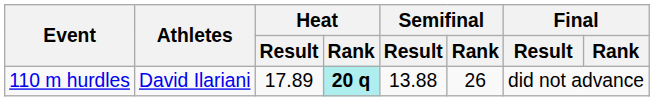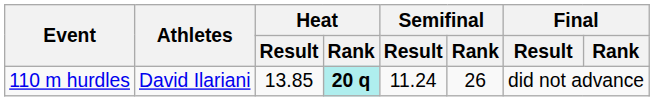(289, 81) 17.89 -> (289, 81) 13.85
(413, 81) 13.88 -> (413, 81) 11.24
